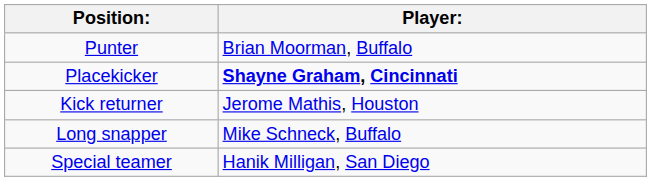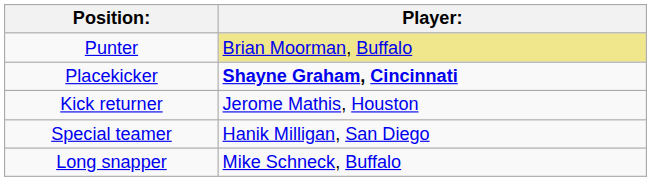(317, 47) no background -> (317, 47) khaki background
rows swapped: (111, 162) <-> (111, 133)
